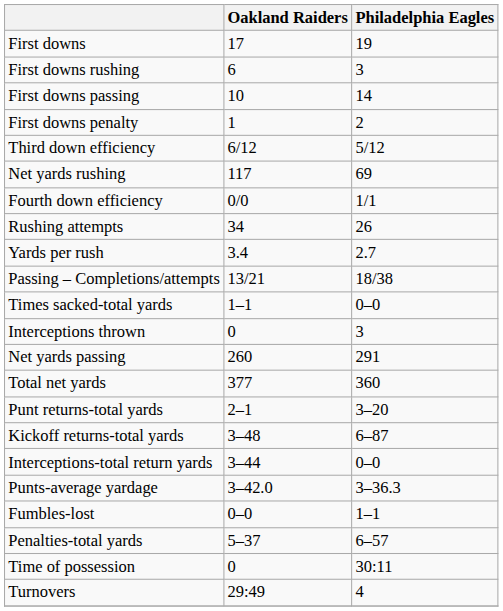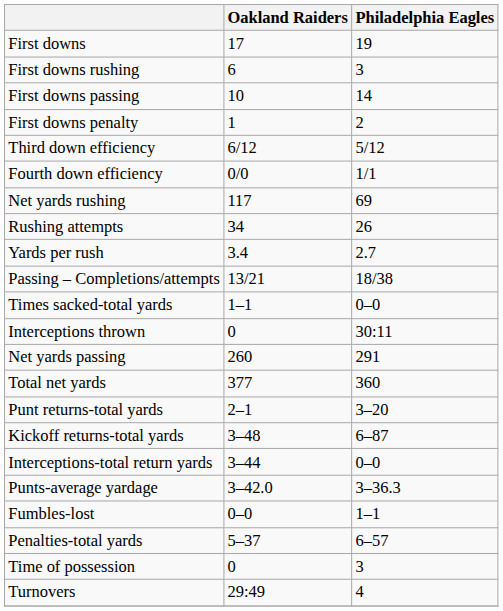rows swapped: (86, 200) <-> (67, 174)
(360, 331) 3 -> (374, 331) 30:11
(374, 566) 30:11 -> (360, 566) 3
